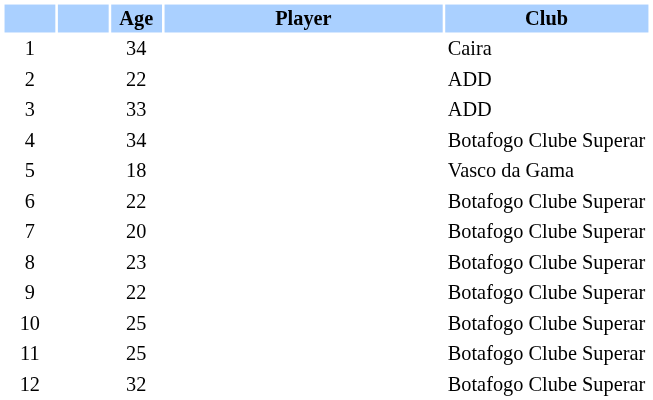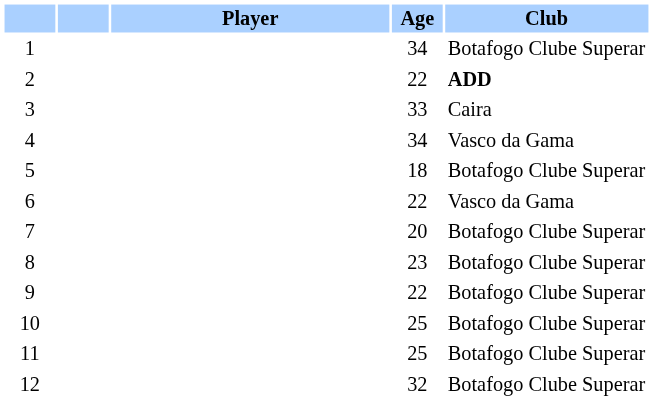columns swapped: (303, 18) <-> (136, 18)
(470, 48) Caira -> (547, 48) Botafogo Clube Superar
(470, 79) normal -> (470, 79) bold
(470, 109) ADD -> (470, 109) Caira
(547, 140) Botafogo Clube Superar -> (511, 140) Vasco da Gama
(511, 170) Vasco da Gama -> (547, 170) Botafogo Clube Superar
(547, 201) Botafogo Clube Superar -> (511, 201) Vasco da Gama
